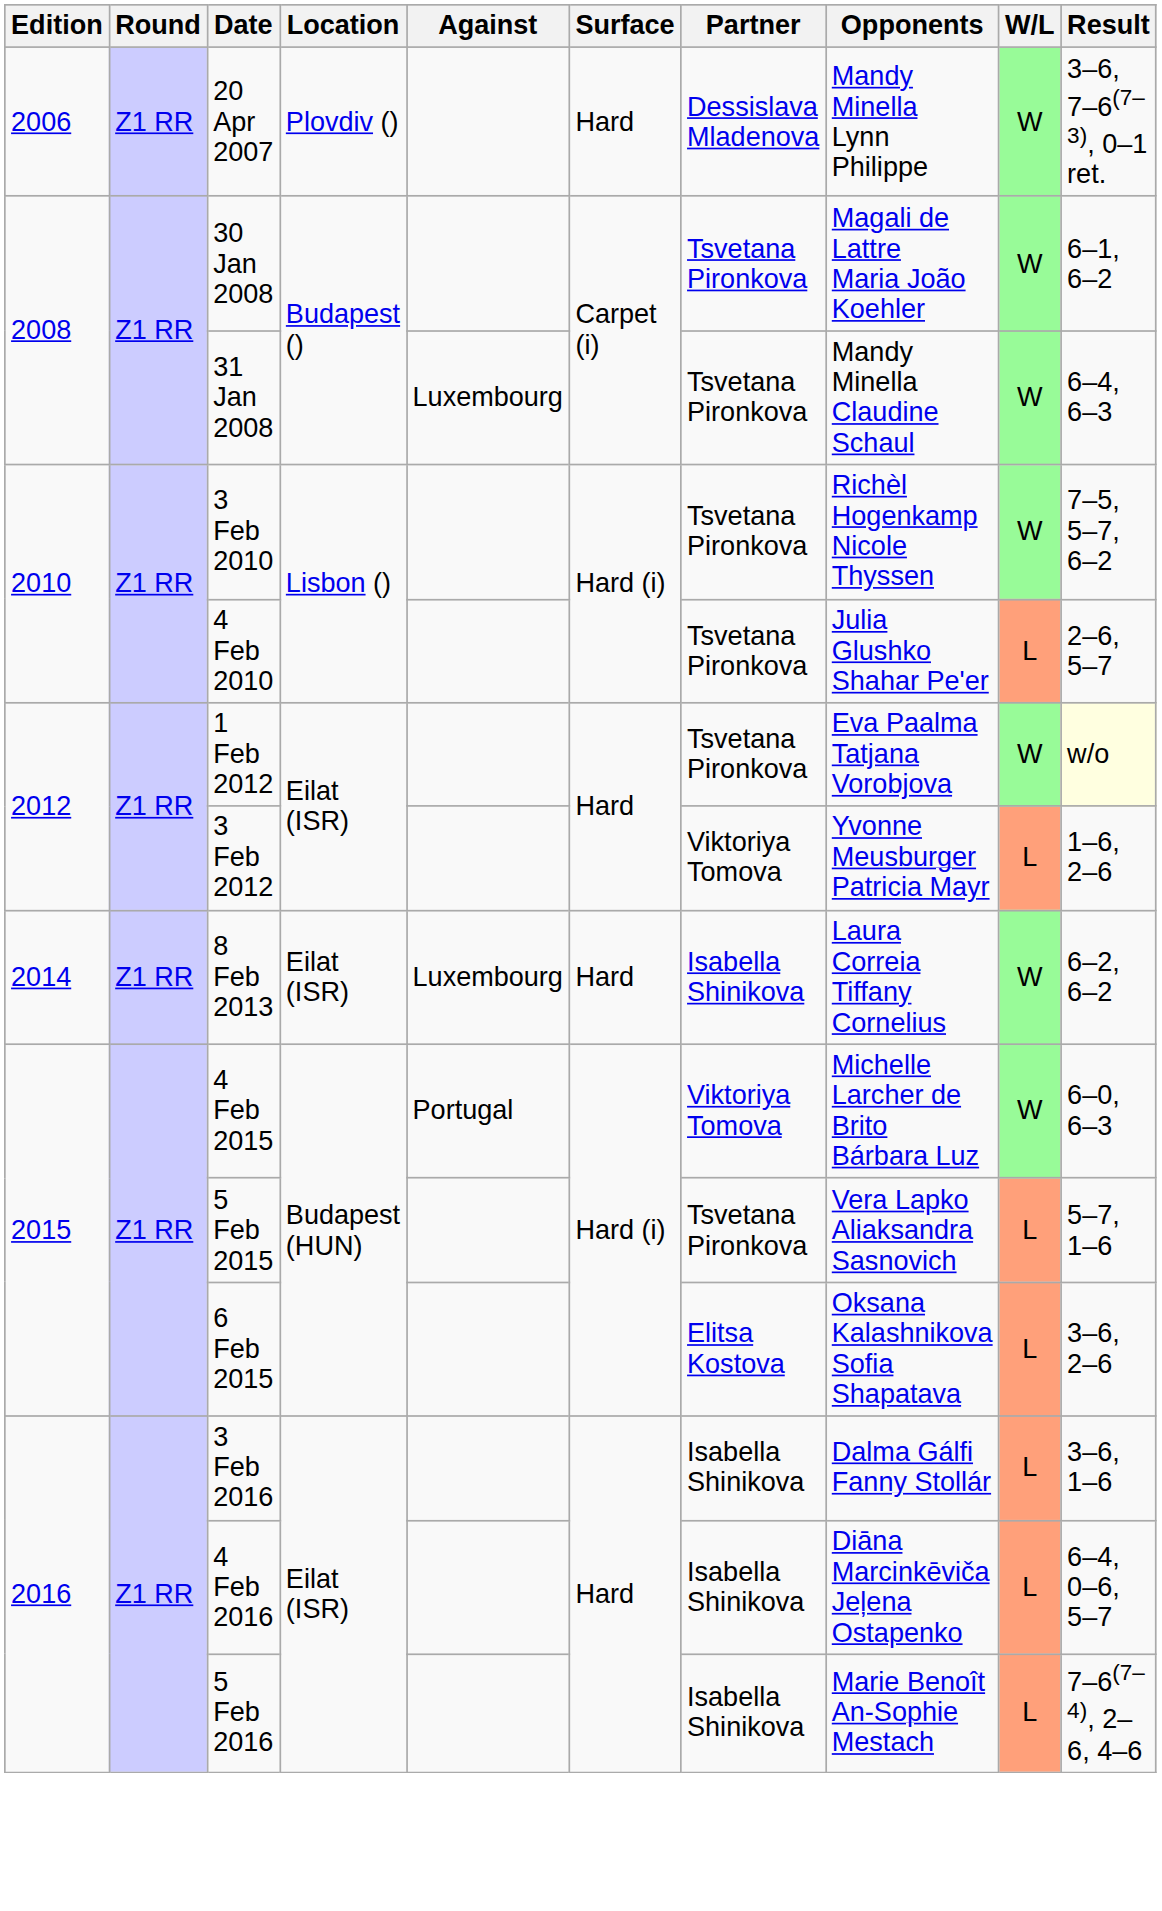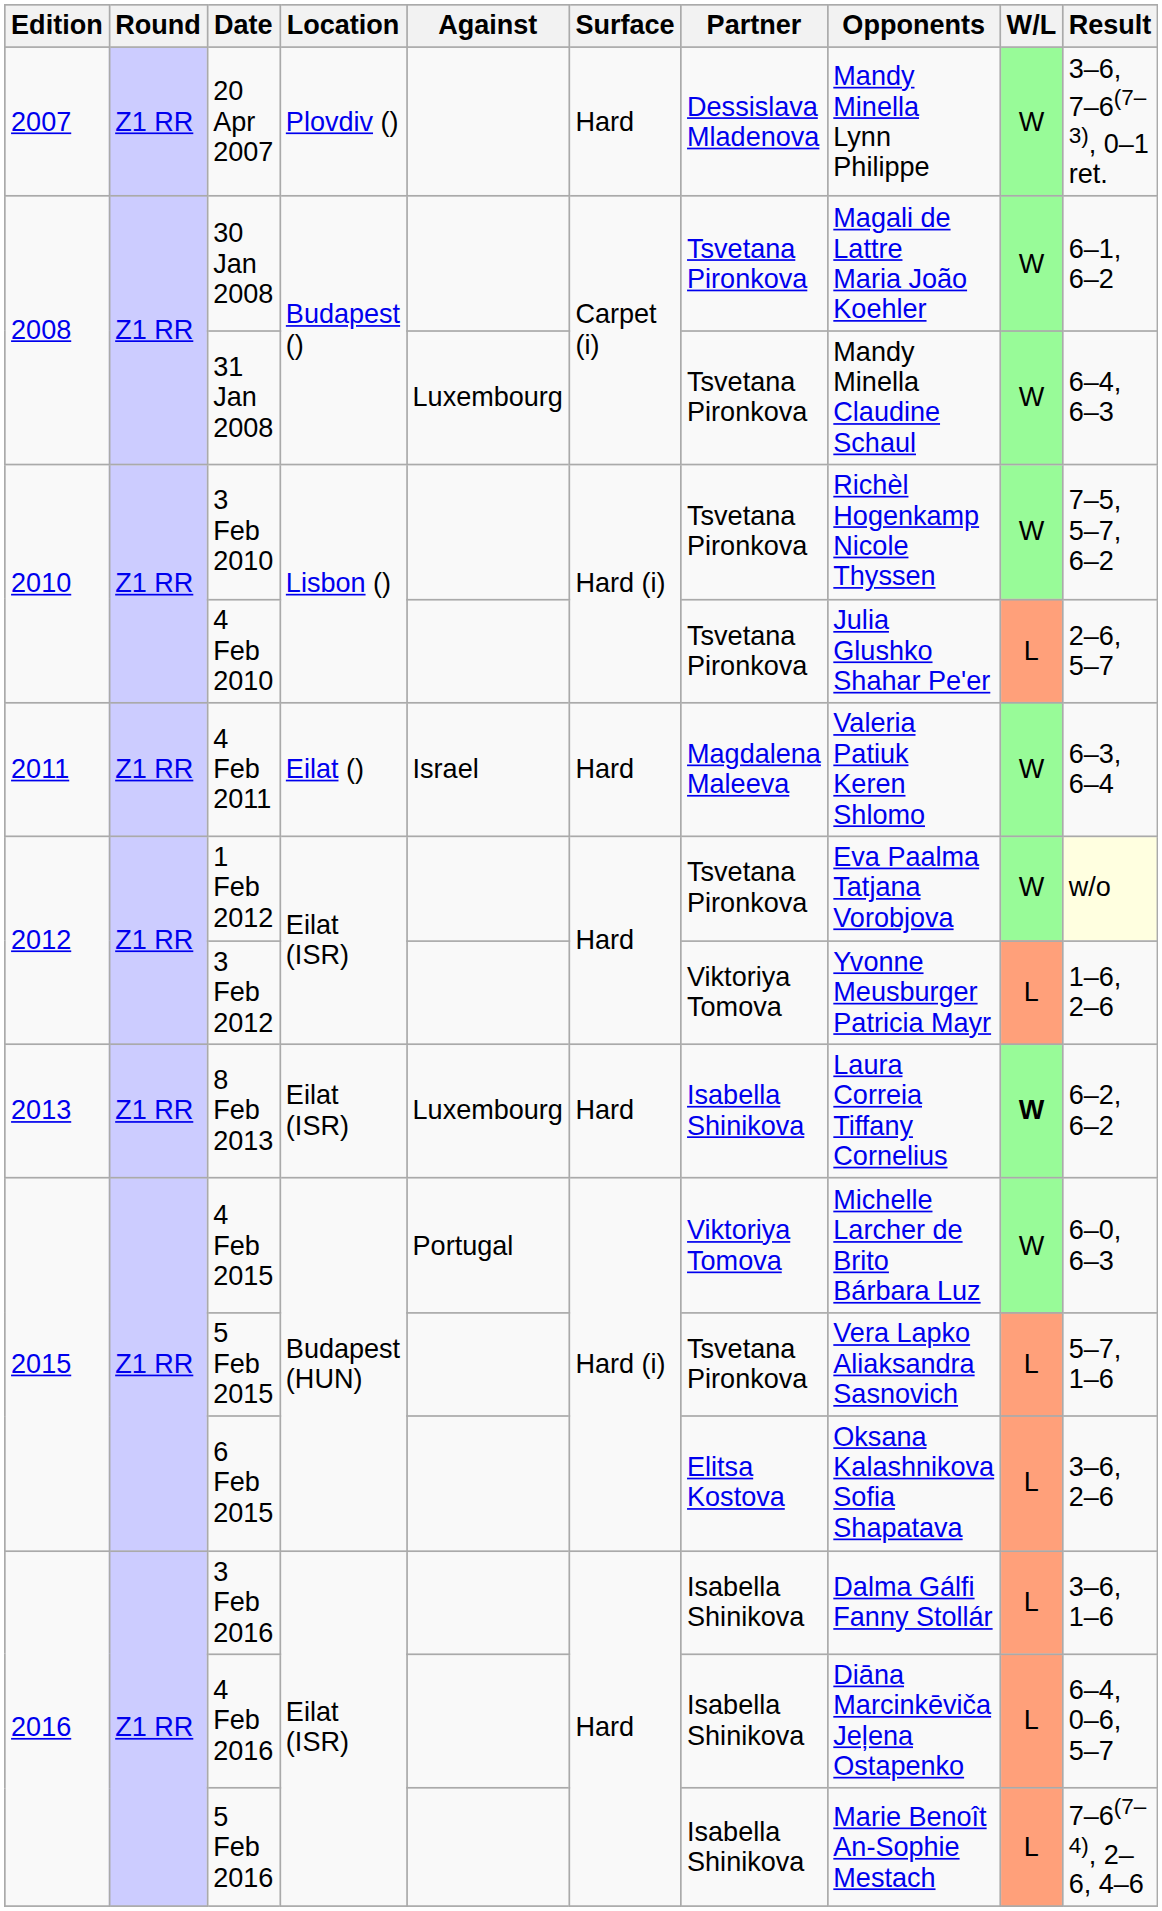(41, 121) 2006 -> (41, 121) 2007
+ row: (242, 769)
(41, 976) 2014 -> (41, 1110) 2013
(1030, 976) normal -> (1031, 1110) bold
